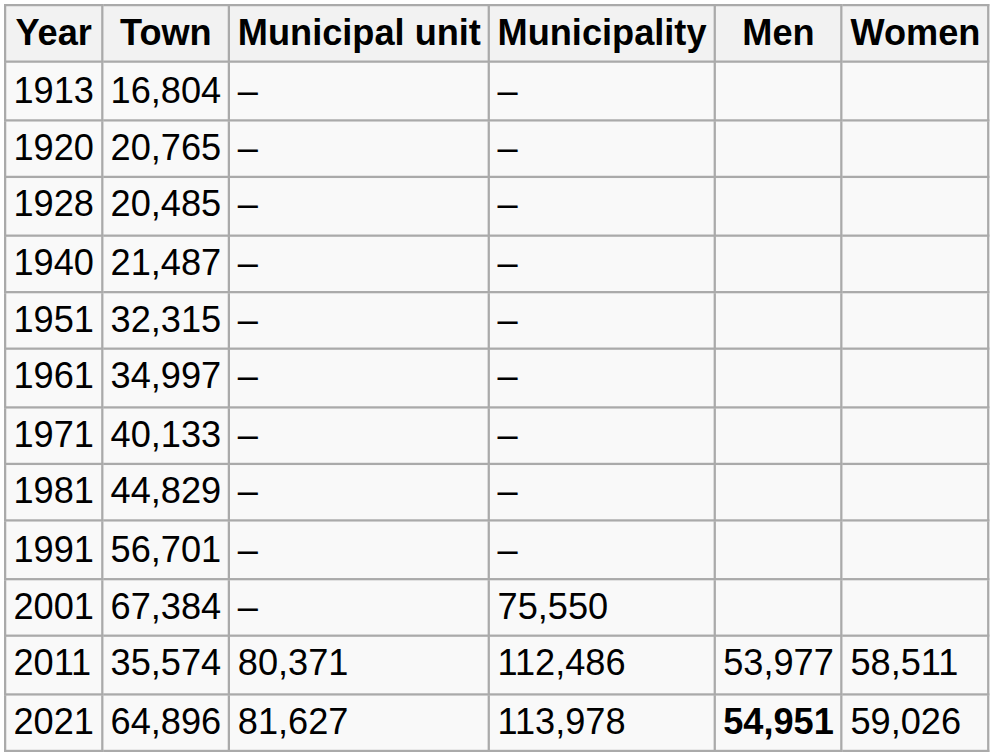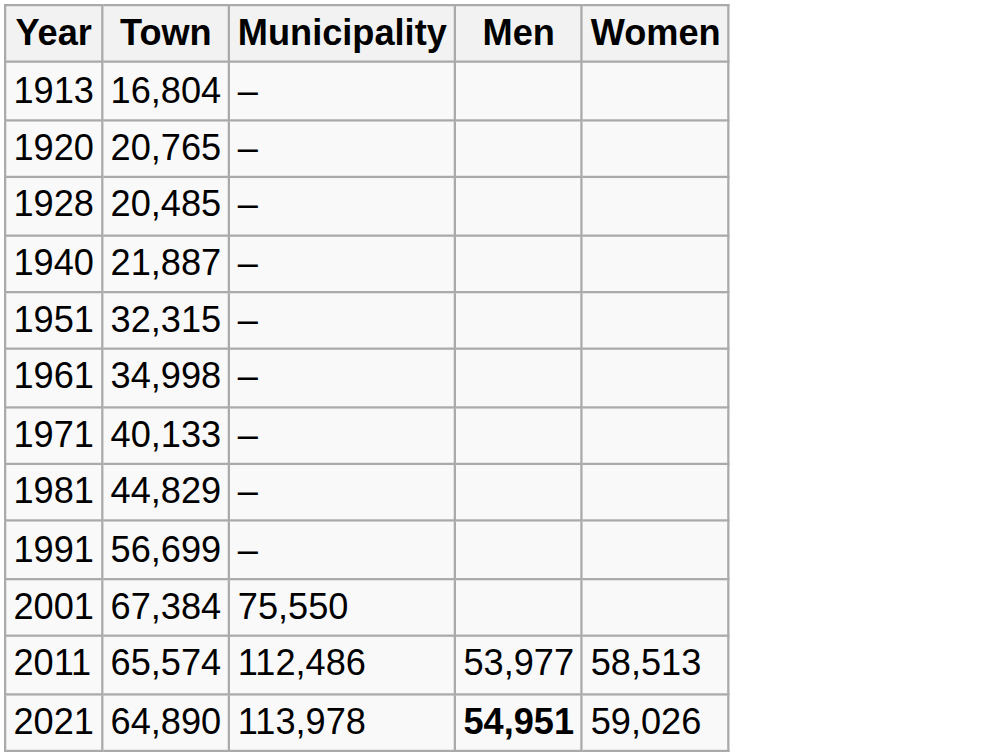- column: (359, 33)
(166, 262) 21,487 -> (166, 262) 21,887
(166, 377) 34,997 -> (166, 377) 34,998
(166, 549) 56,701 -> (166, 549) 56,699
(166, 663) 35,574 -> (166, 663) 65,574
(904, 663) 58,511 -> (646, 663) 58,513
(166, 721) 64,896 -> (166, 721) 64,890
